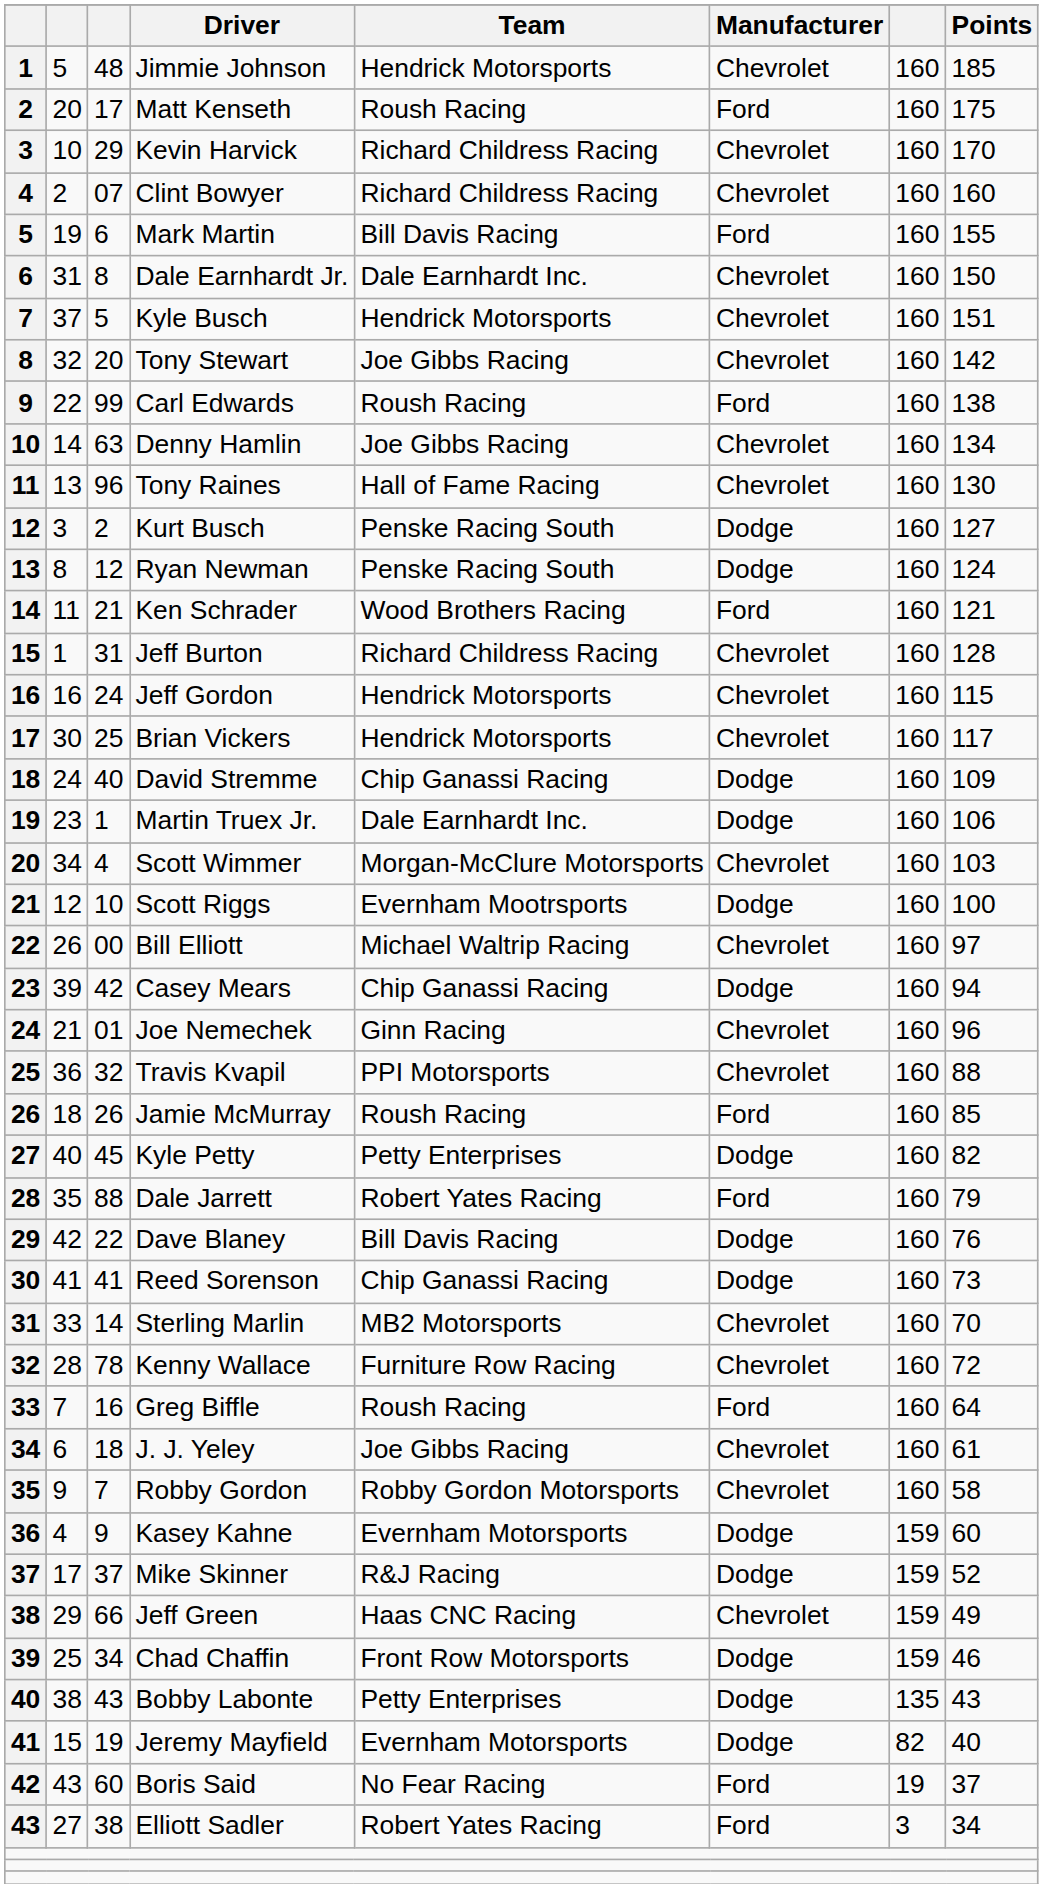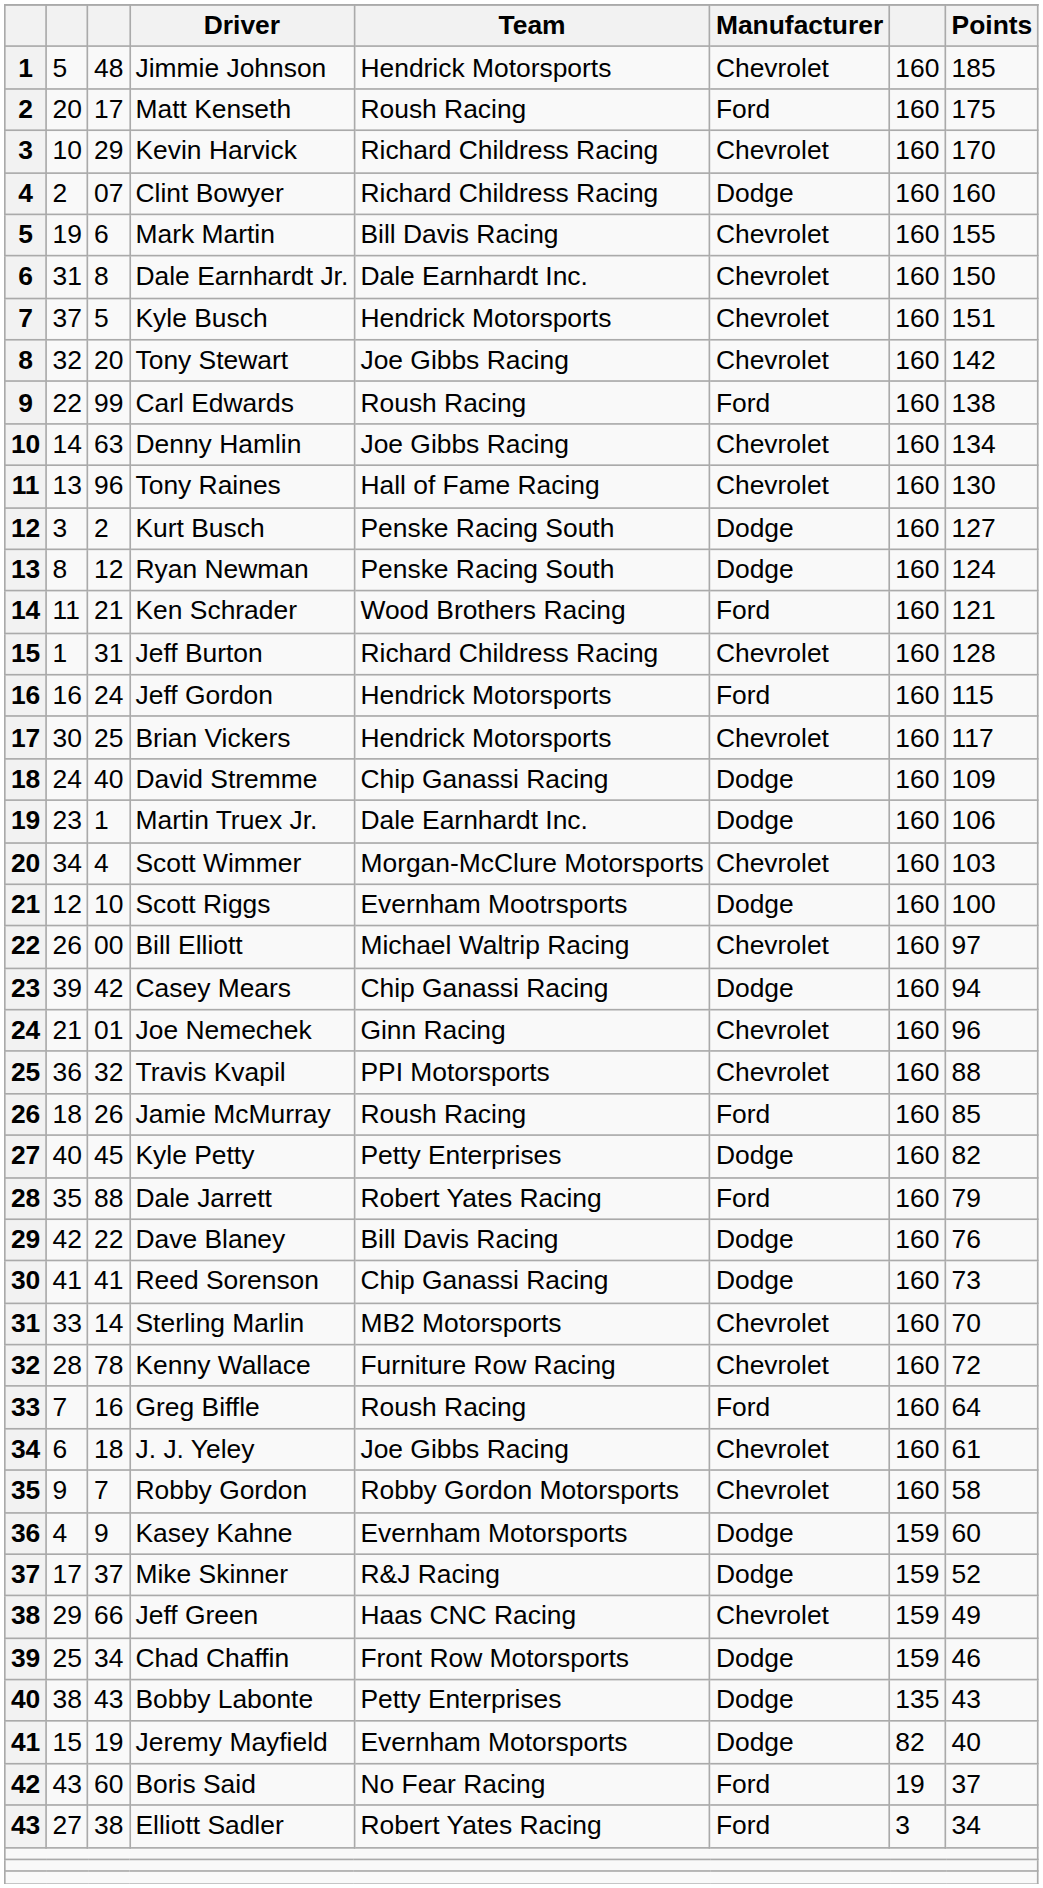(772, 192) Chevrolet -> (755, 192) Dodge
(743, 234) Ford -> (772, 234) Chevrolet
(772, 695) Chevrolet -> (743, 695) Ford
